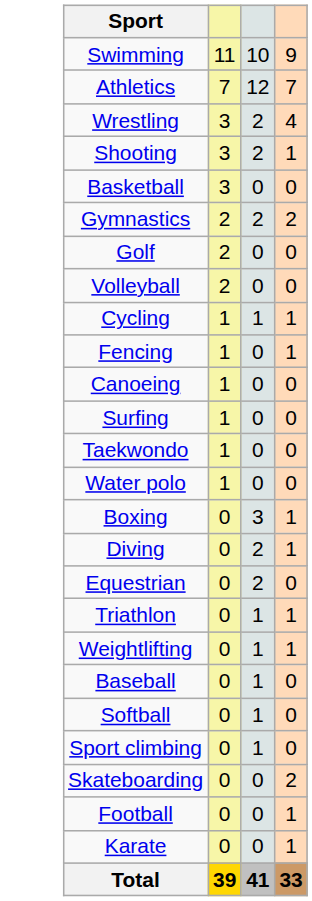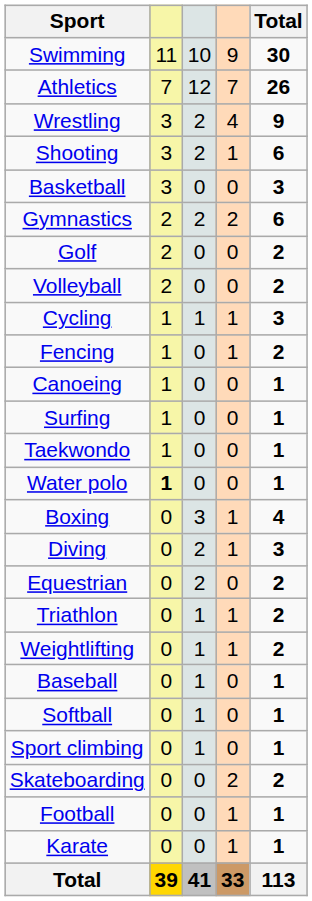+ column: (278, 21)
(225, 483) normal -> (166, 483) bold
